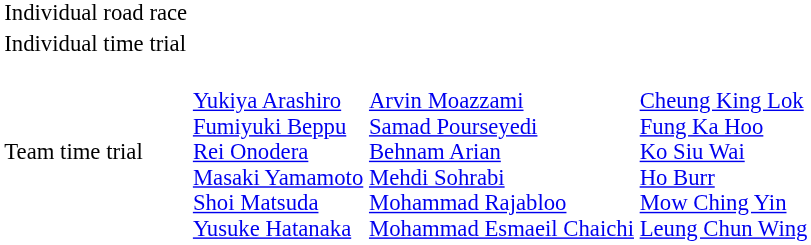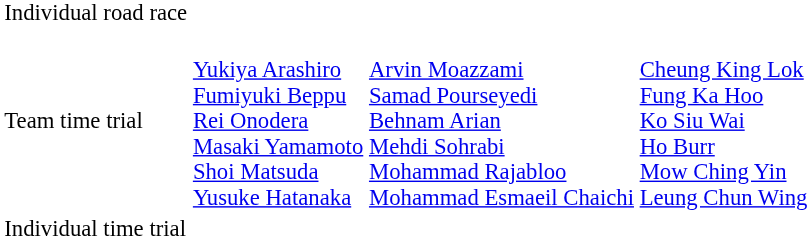rows swapped: (95, 44) <-> (73, 151)
